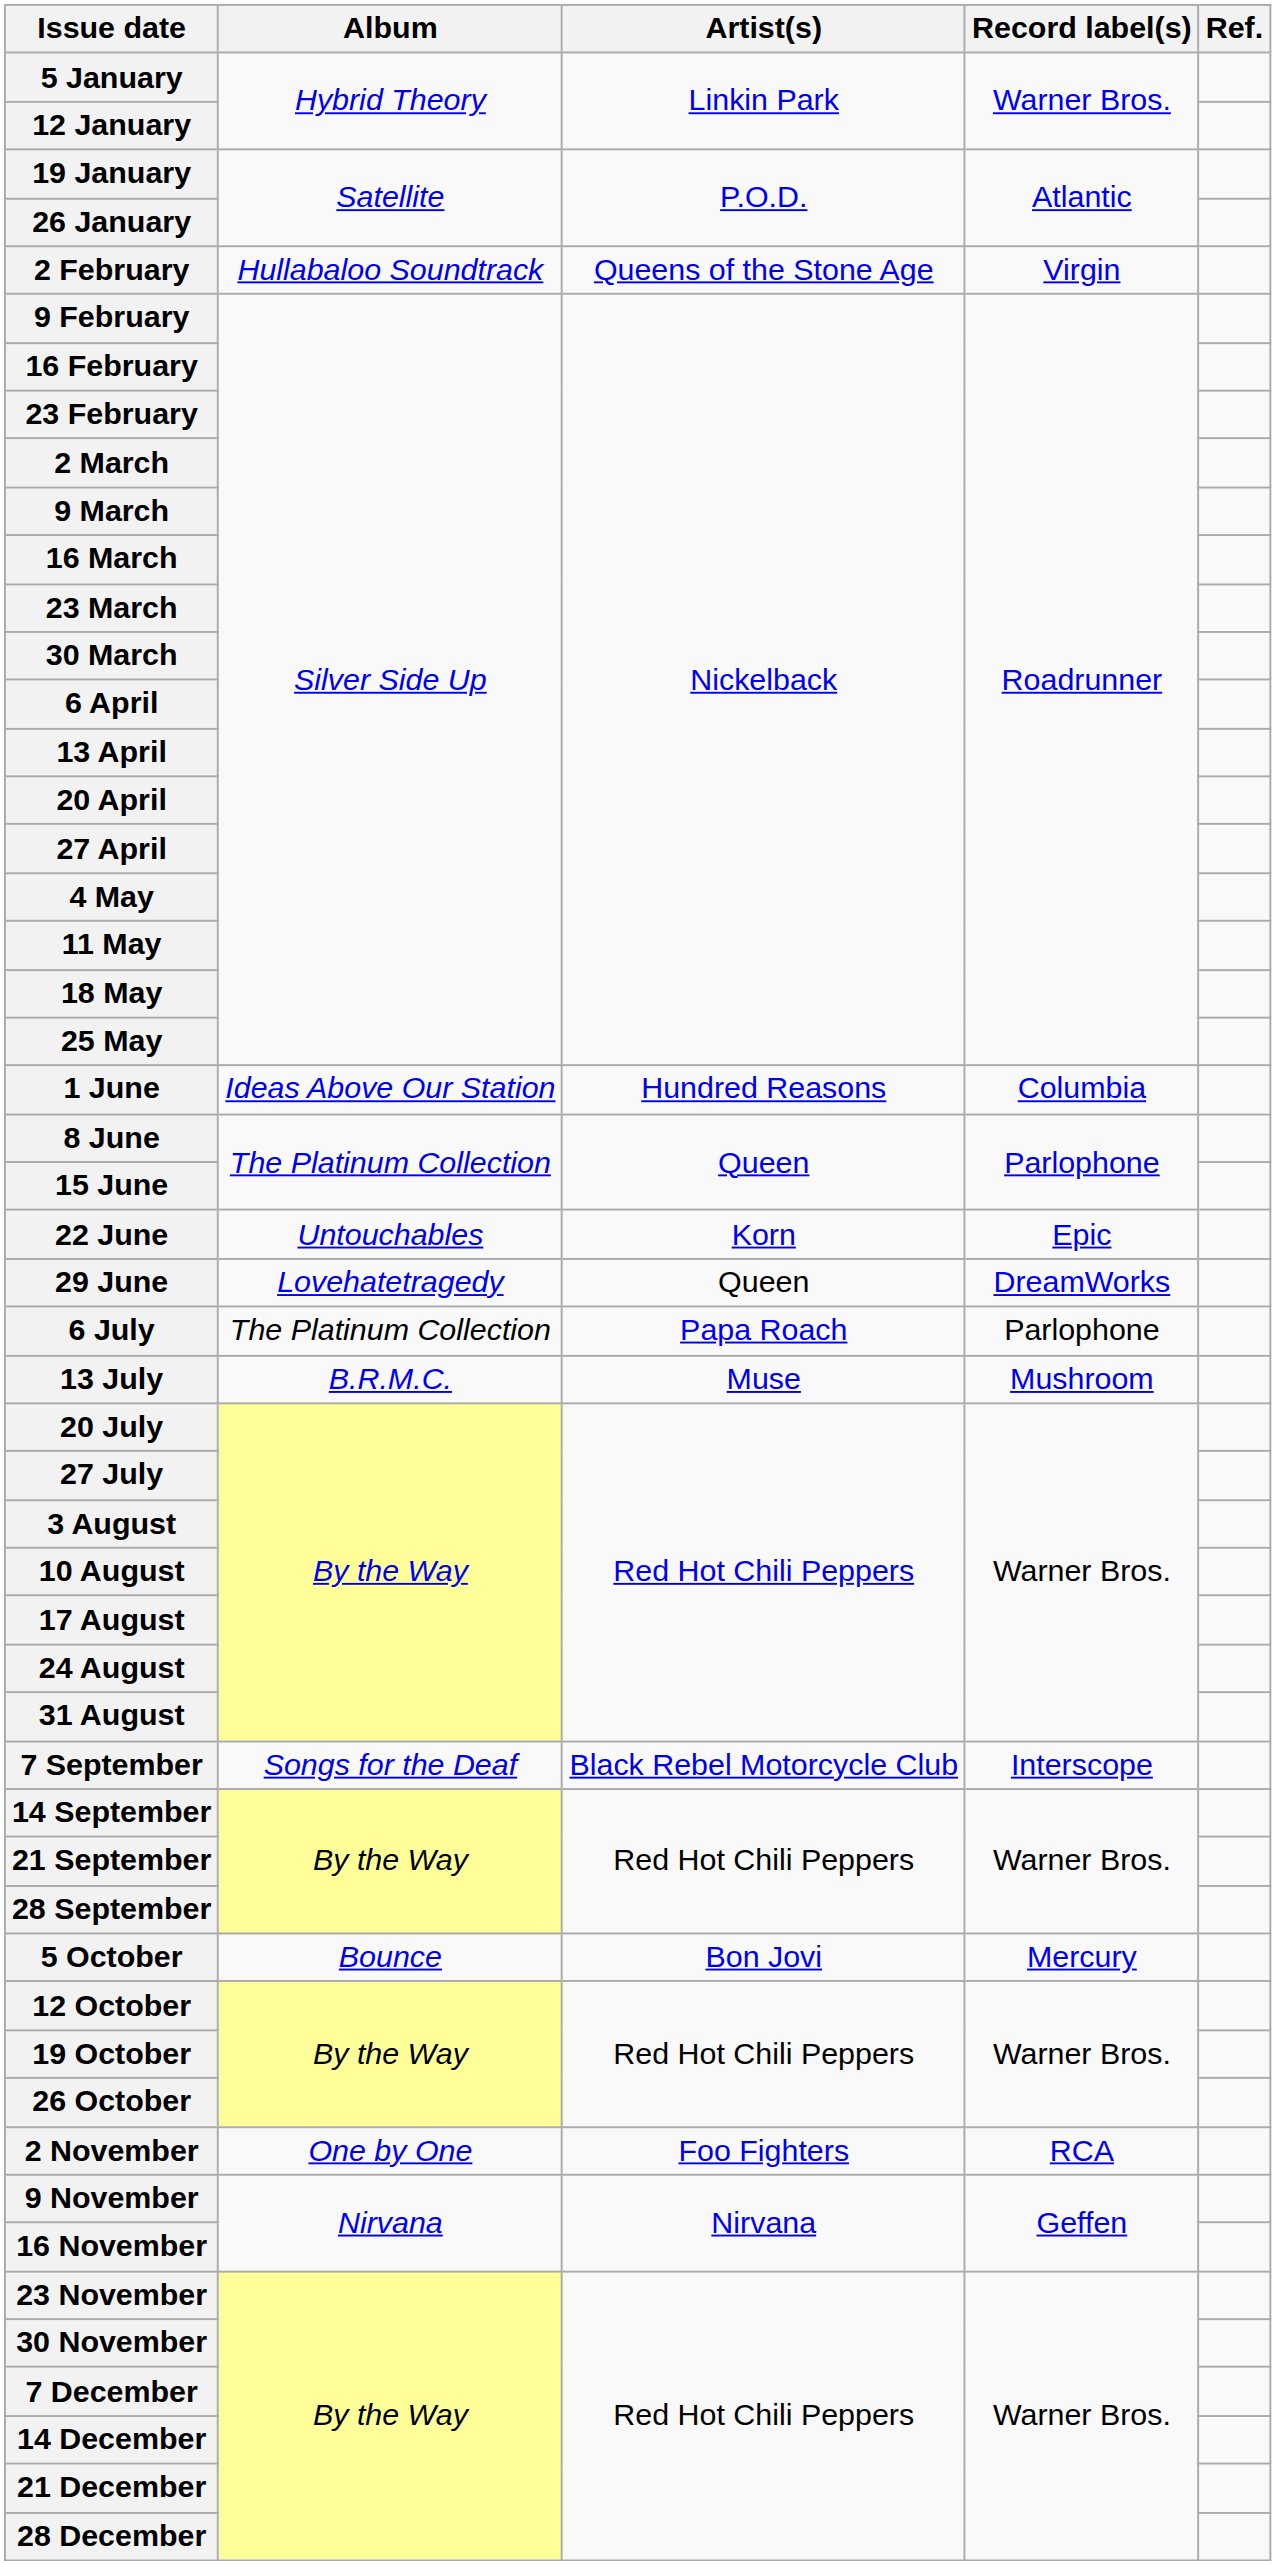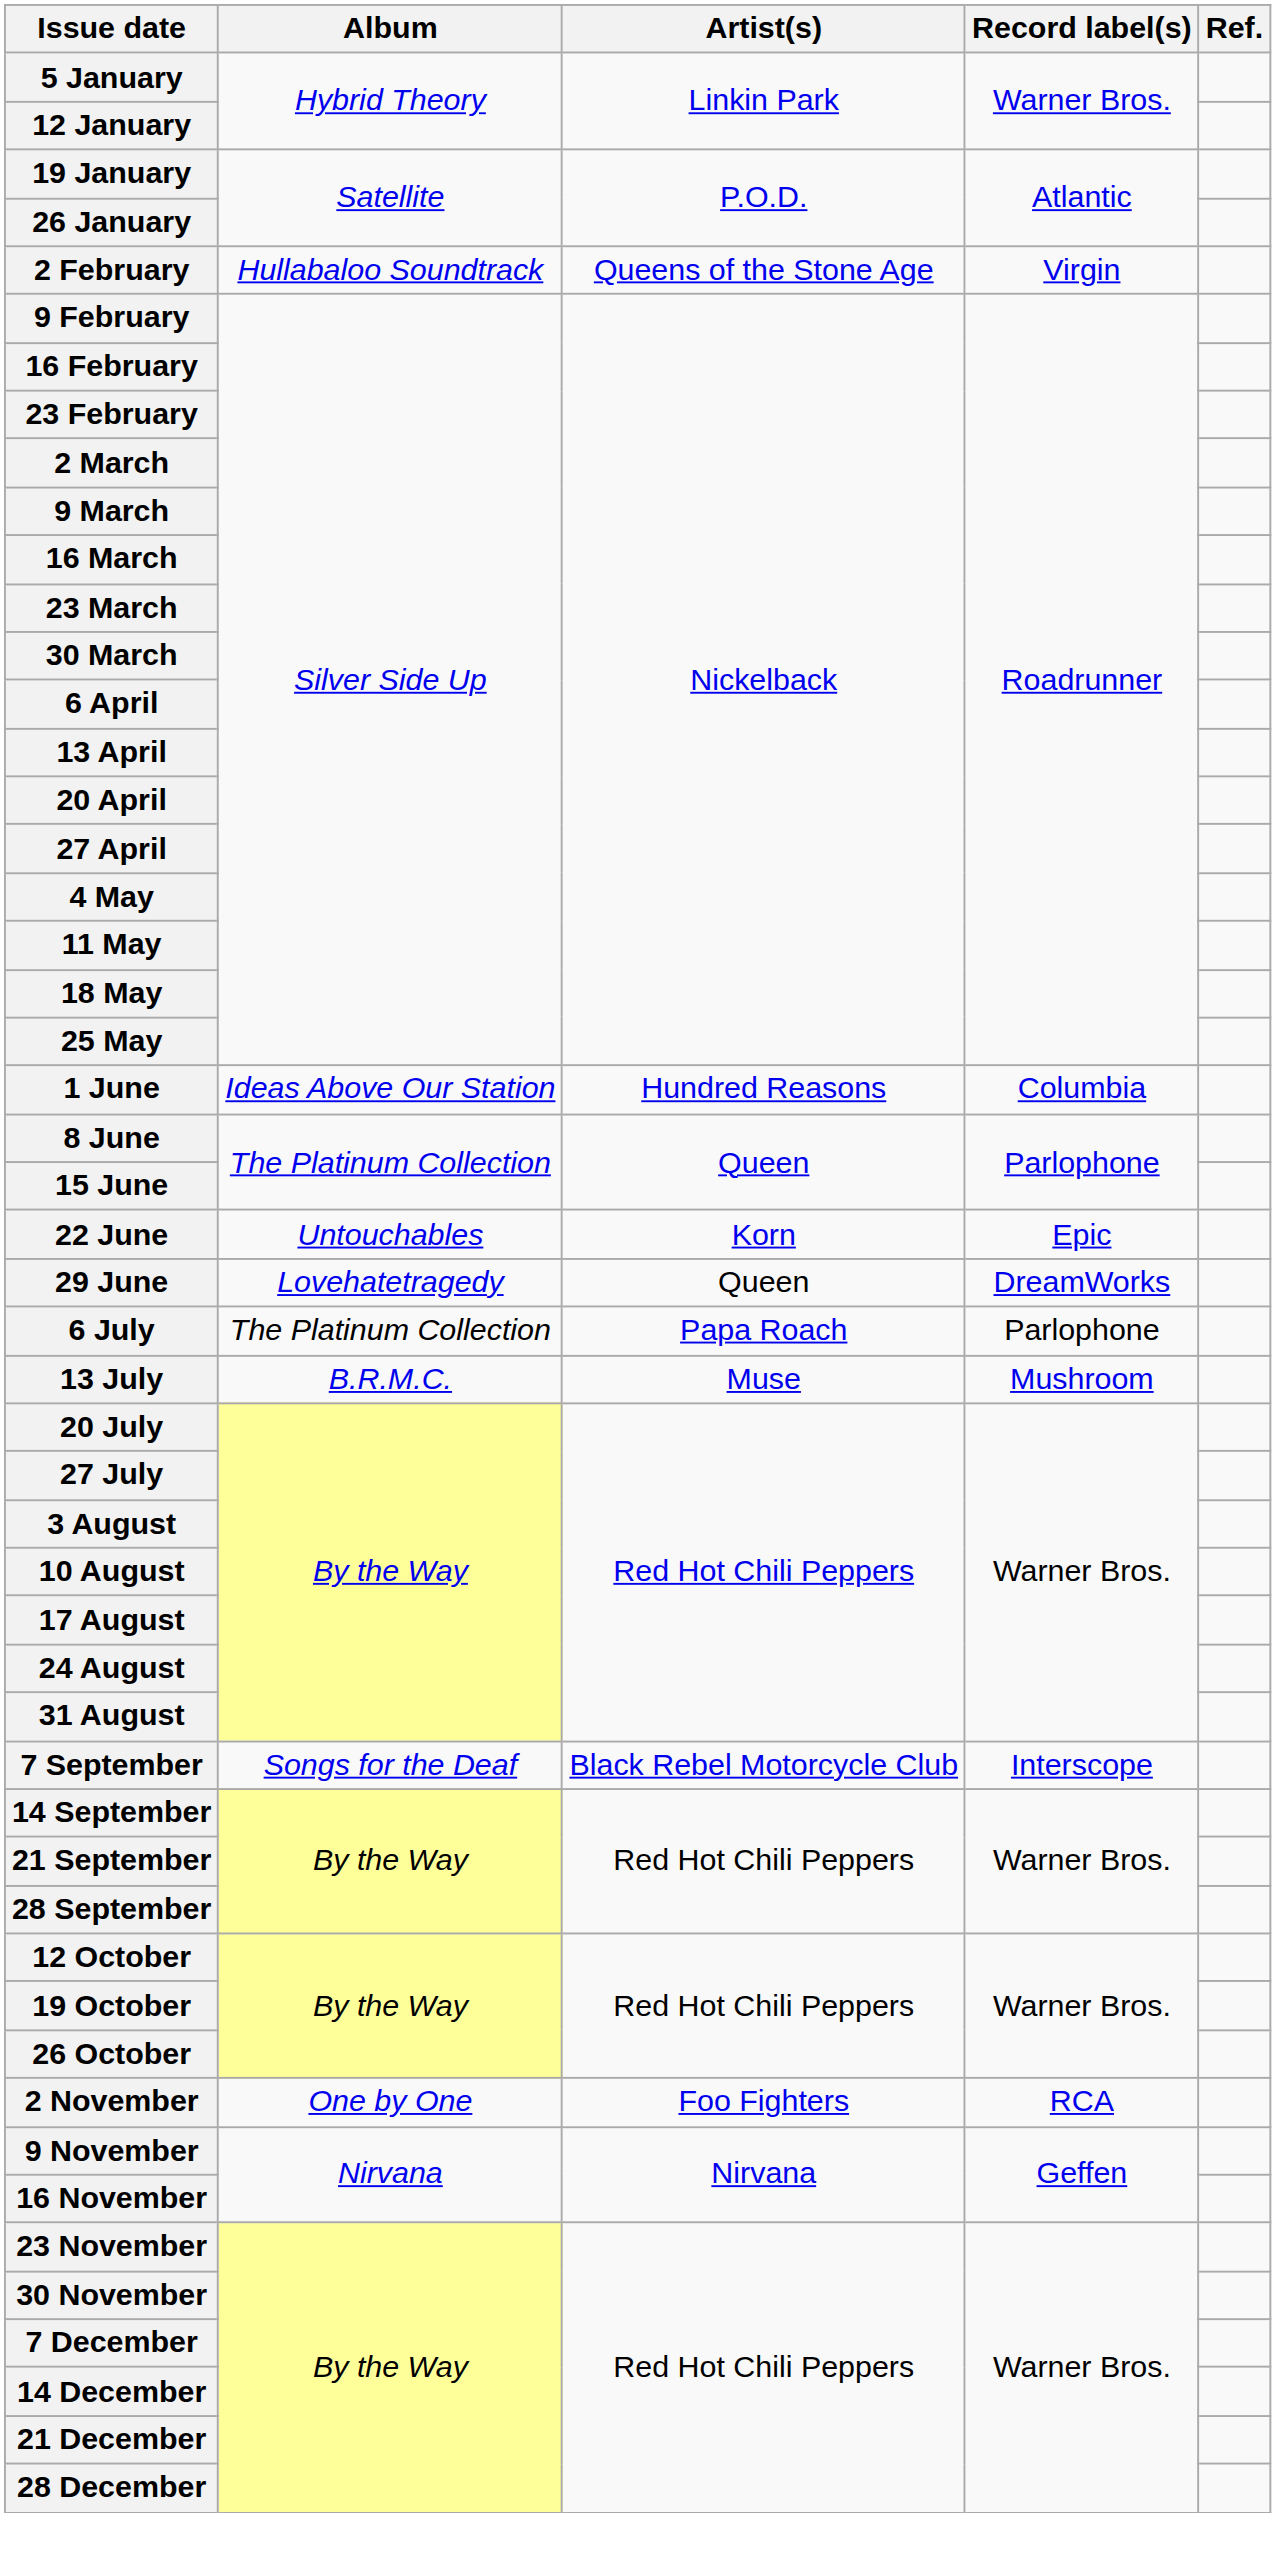- row: (112, 1957)
